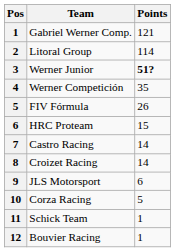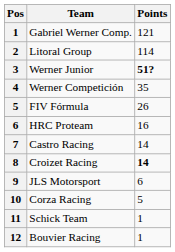(143, 125) 15 -> (143, 125) 16
(143, 162) normal -> (143, 162) bold
